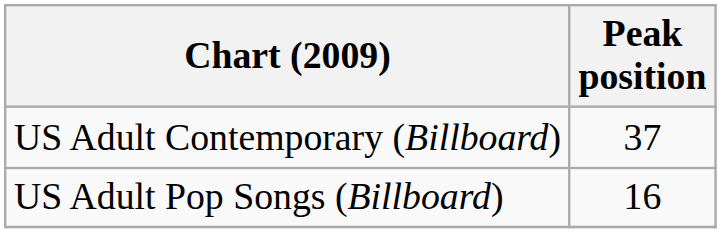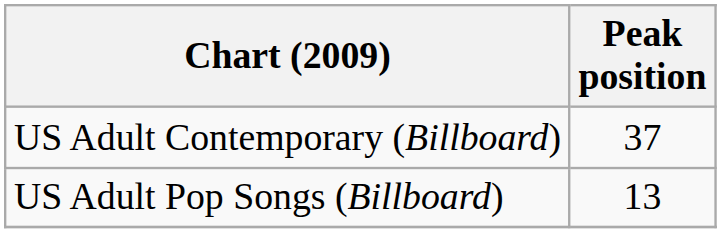(642, 196) 16 -> (642, 196) 13
